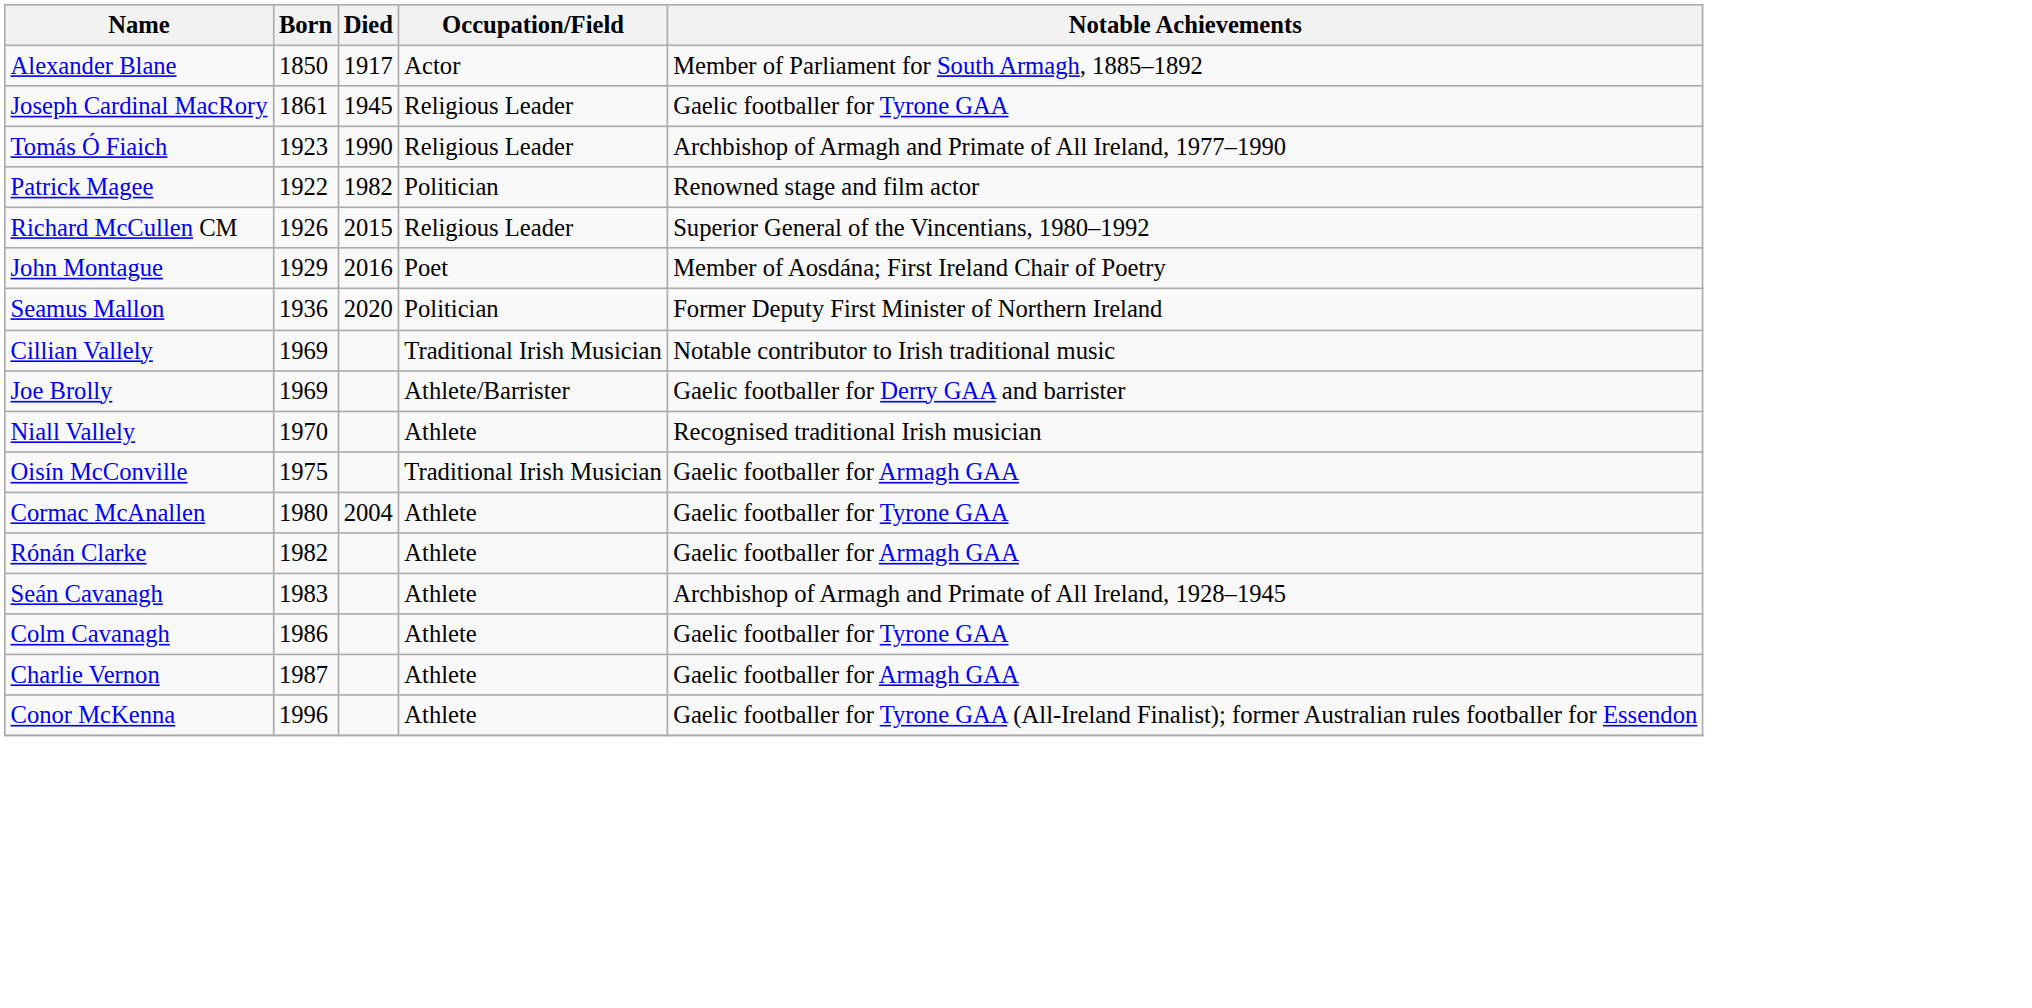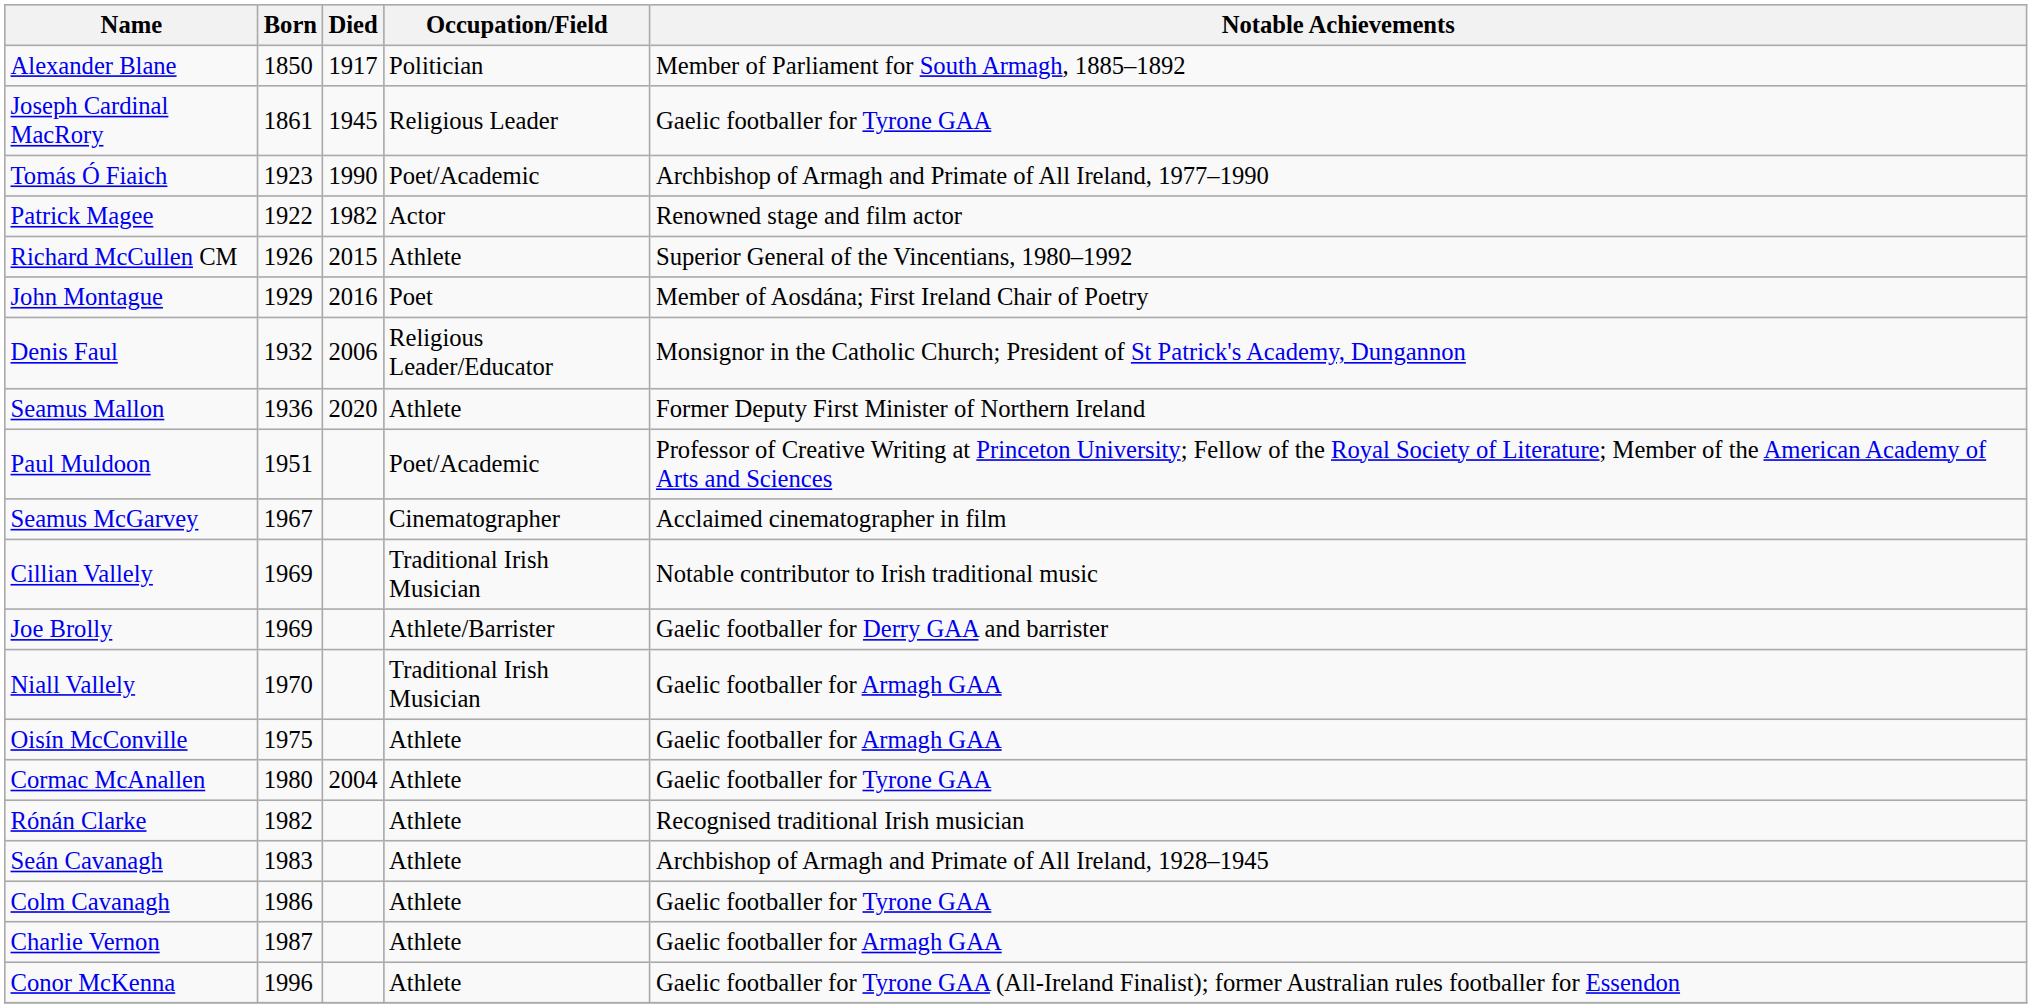(432, 65) Actor -> (436, 65) Politician
(489, 146) Religious Leader -> (464, 175) Poet/Academic
(451, 187) Politician -> (417, 216) Actor
(489, 227) Religious Leader -> (425, 257) Athlete
+ row: (64, 352)
(451, 309) Politician -> (425, 408) Athlete
+ row: (81, 463)
+ row: (104, 518)
(441, 431) Athlete -> (469, 684) Traditional Irish Musician
(857, 431) Recognised traditional Irish musician -> (829, 684) Gaelic footballer for Armagh GAA
(533, 471) Traditional Irish Musician -> (425, 739) Athlete
(846, 552) Gaelic footballer for Armagh GAA -> (840, 820) Recognised traditional Irish musician
